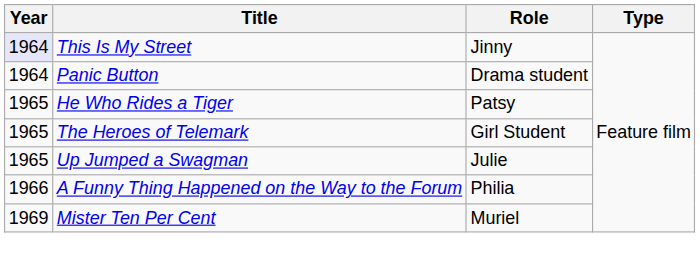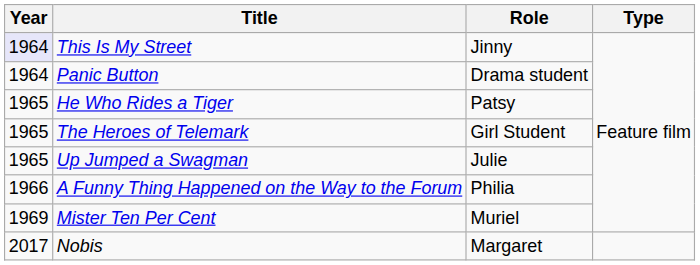+ row: (80, 246)
